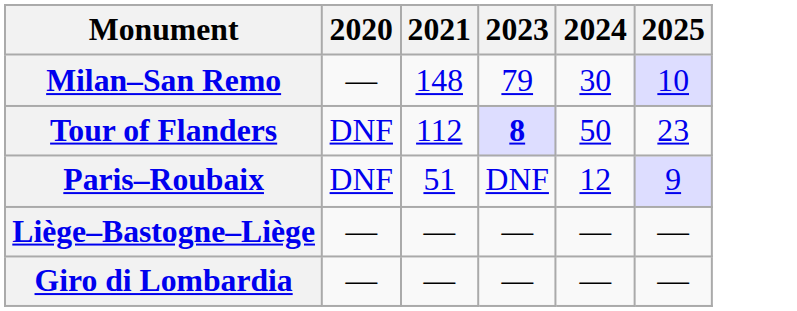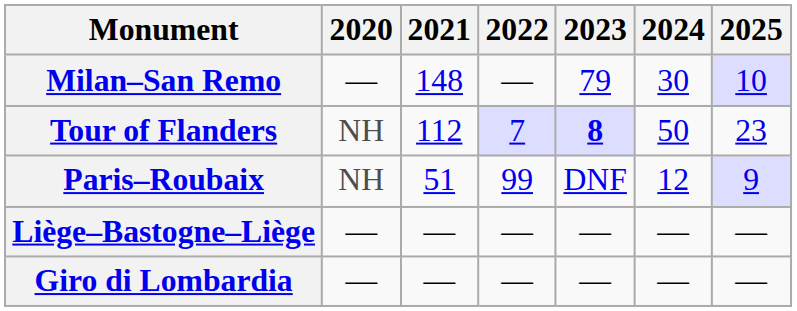+ column: (517, 29)
(361, 130) DNF -> (361, 130) NH
(361, 180) DNF -> (361, 180) NH
